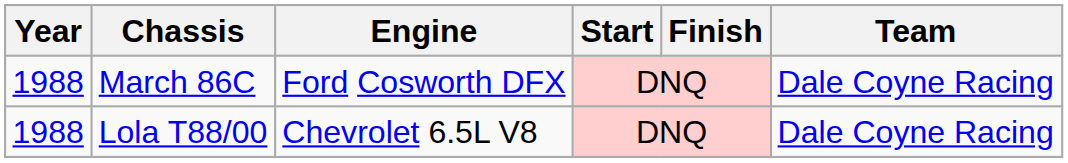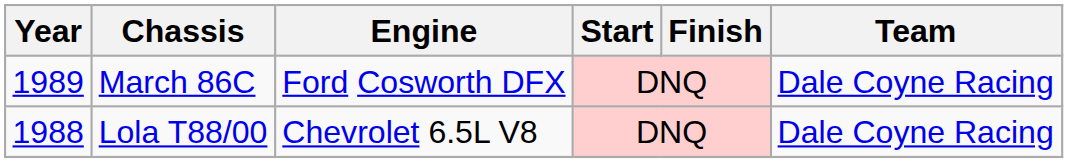(48, 81) 1988 -> (48, 81) 1989
